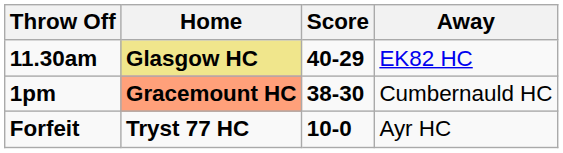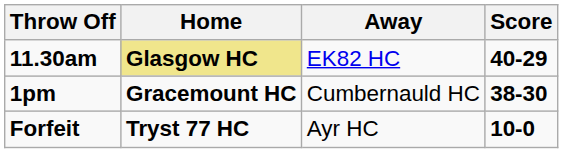columns swapped: (466, 22) <-> (338, 22)
(211, 93) lightsalmon background -> (211, 93) no background
